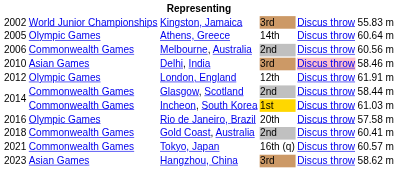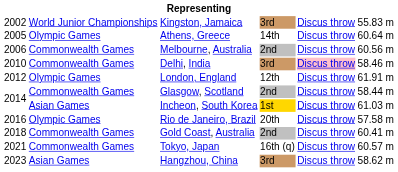(59, 64) Asian Games -> (81, 64) Commonwealth Games
(81, 105) Commonwealth Games -> (59, 105) Asian Games
